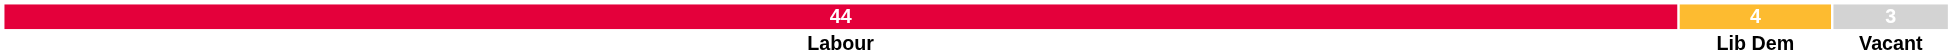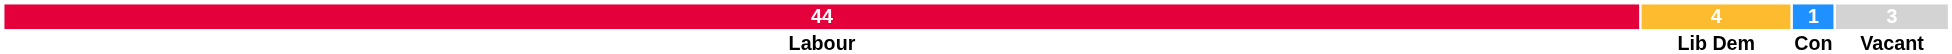+ column: (1813, 16)
